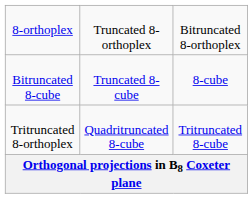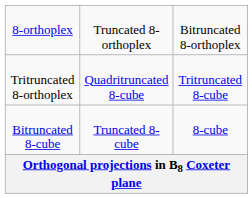rows swapped: (43, 137) <-> (43, 87)
